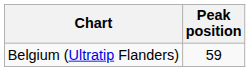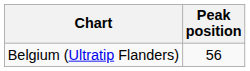(214, 54) 59 -> (214, 54) 56
